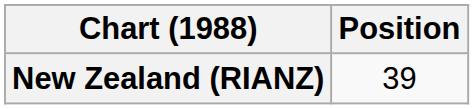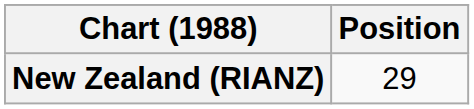(399, 77) 39 -> (399, 77) 29
